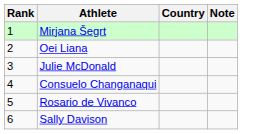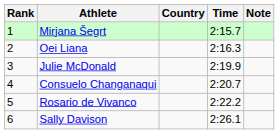+ column: (225, 13)
